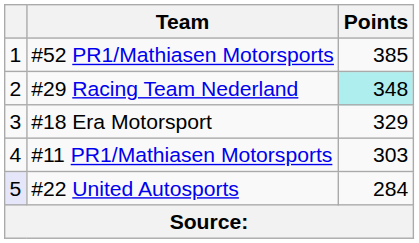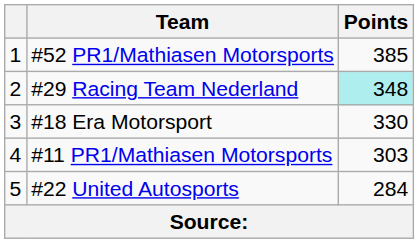(391, 122) 329 -> (391, 122) 330
(15, 189) lavender background -> (15, 189) no background
